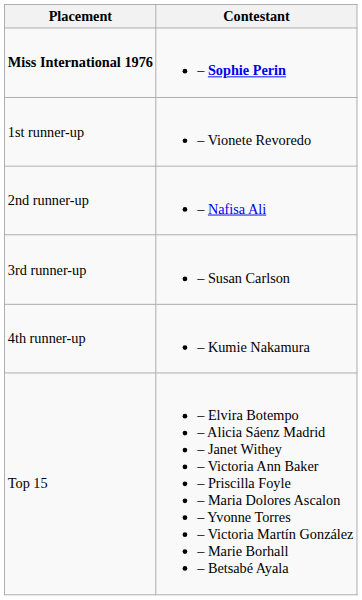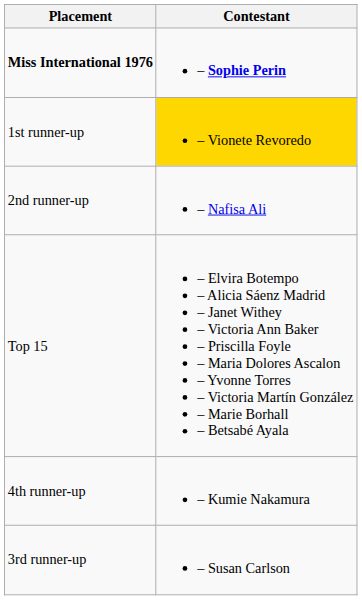(257, 140) no background -> (257, 140) gold background
rows swapped: (47, 269) <-> (28, 484)
